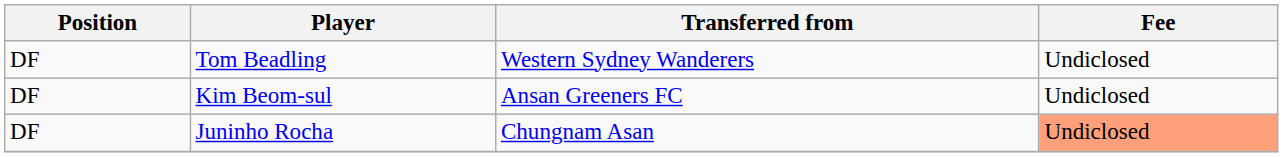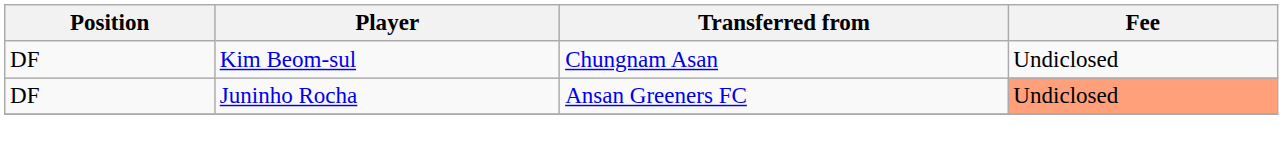- row: (261, 59)
(592, 95) Ansan Greeners FC -> (642, 59) Chungnam Asan
(577, 132) Chungnam Asan -> (656, 95) Ansan Greeners FC
